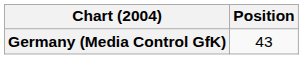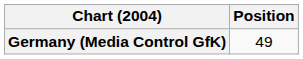(264, 41) 43 -> (264, 41) 49
